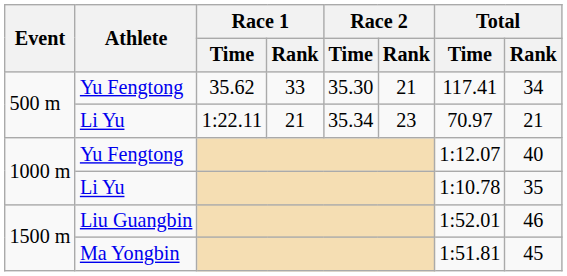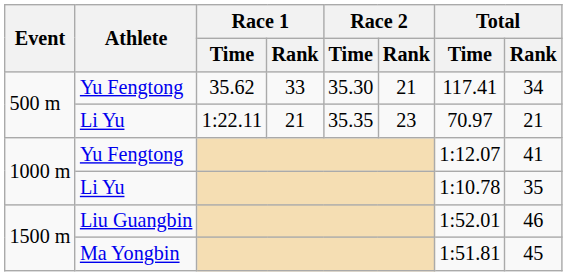(351, 121) 35.34 -> (351, 121) 35.35
(533, 154) 40 -> (533, 154) 41
